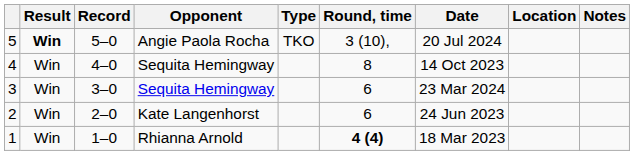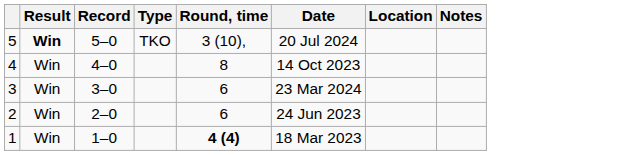- column: (206, 16)
